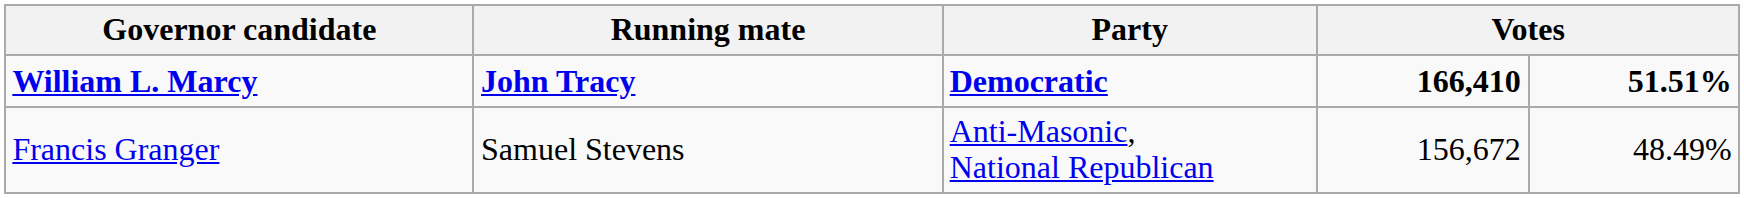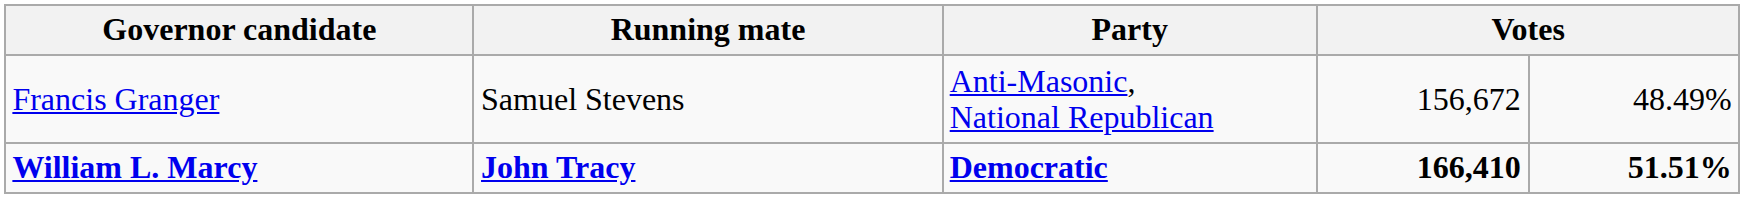rows swapped: (135, 80) <-> (116, 149)
